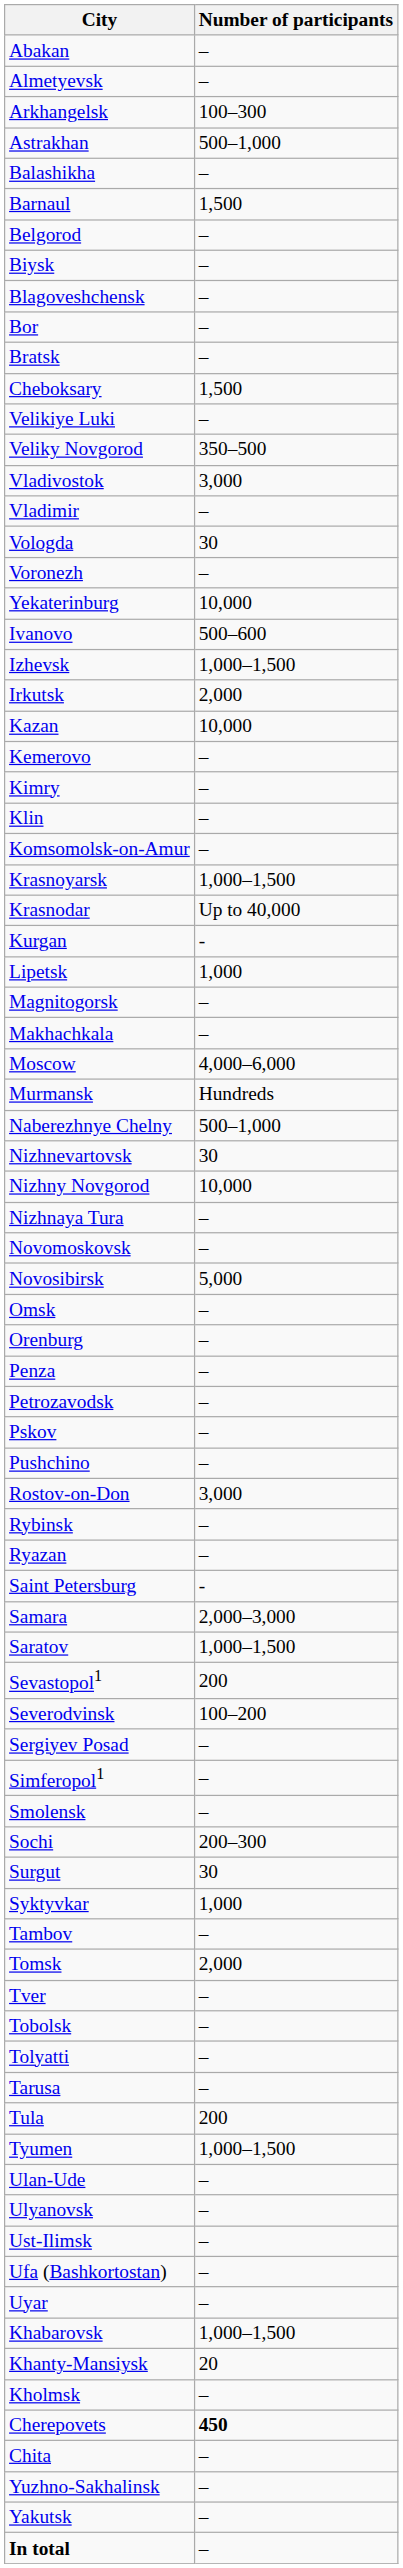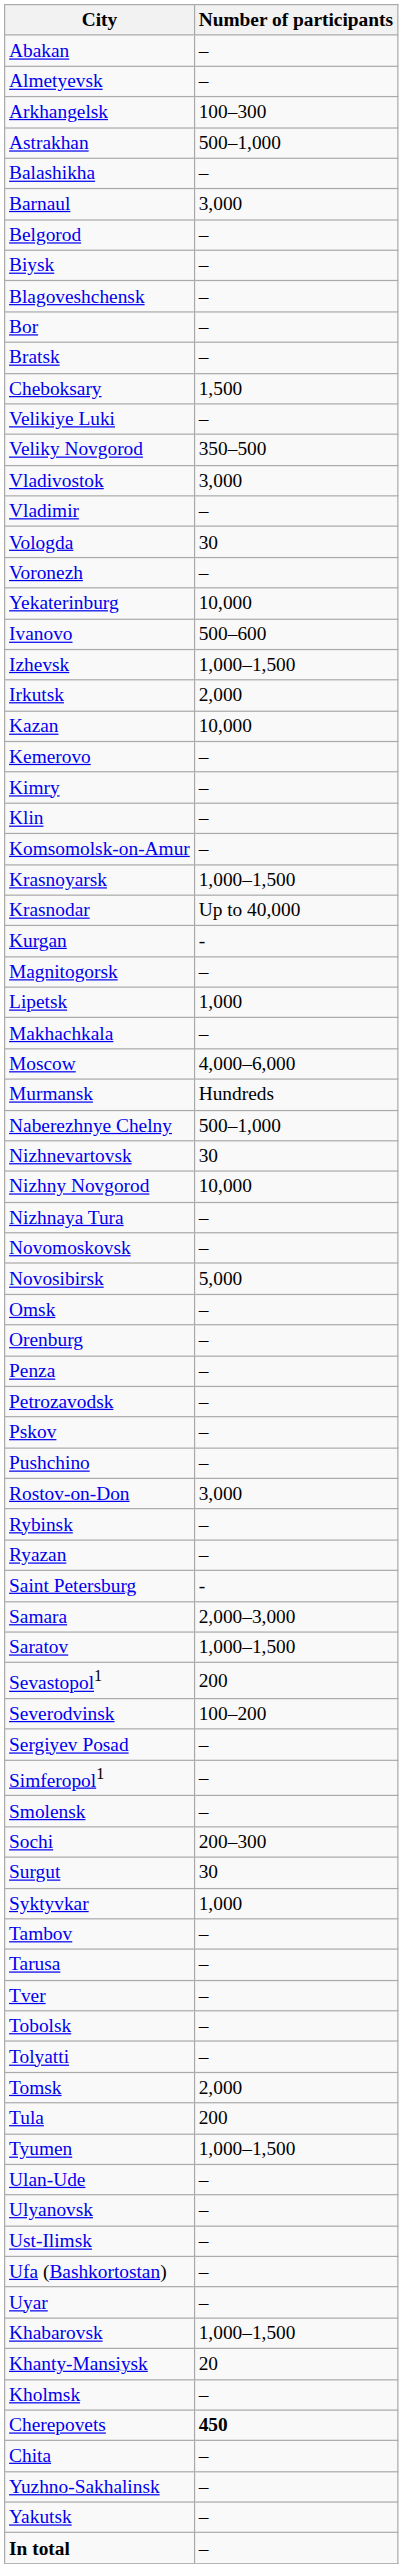(220, 204) 1,500 -> (220, 204) 3,000
rows swapped: (38, 971) <-> (63, 1002)
rows swapped: (35, 2087) <-> (35, 1964)
